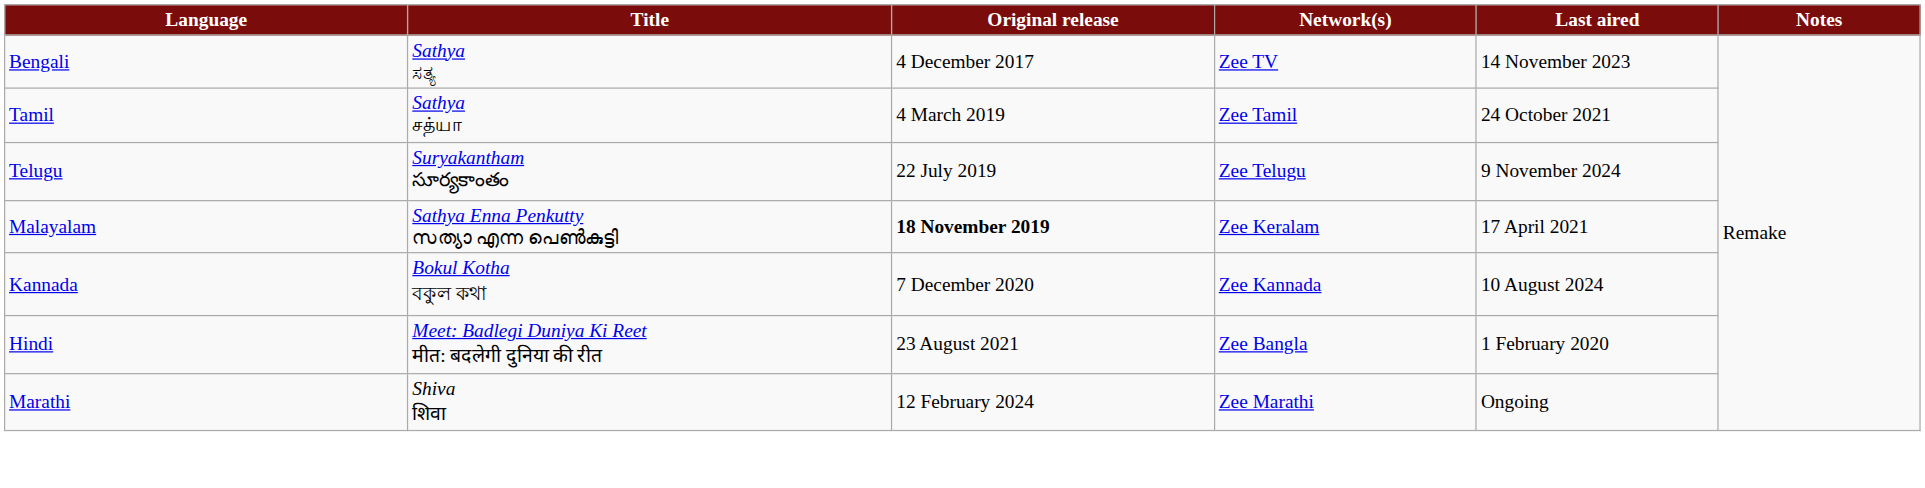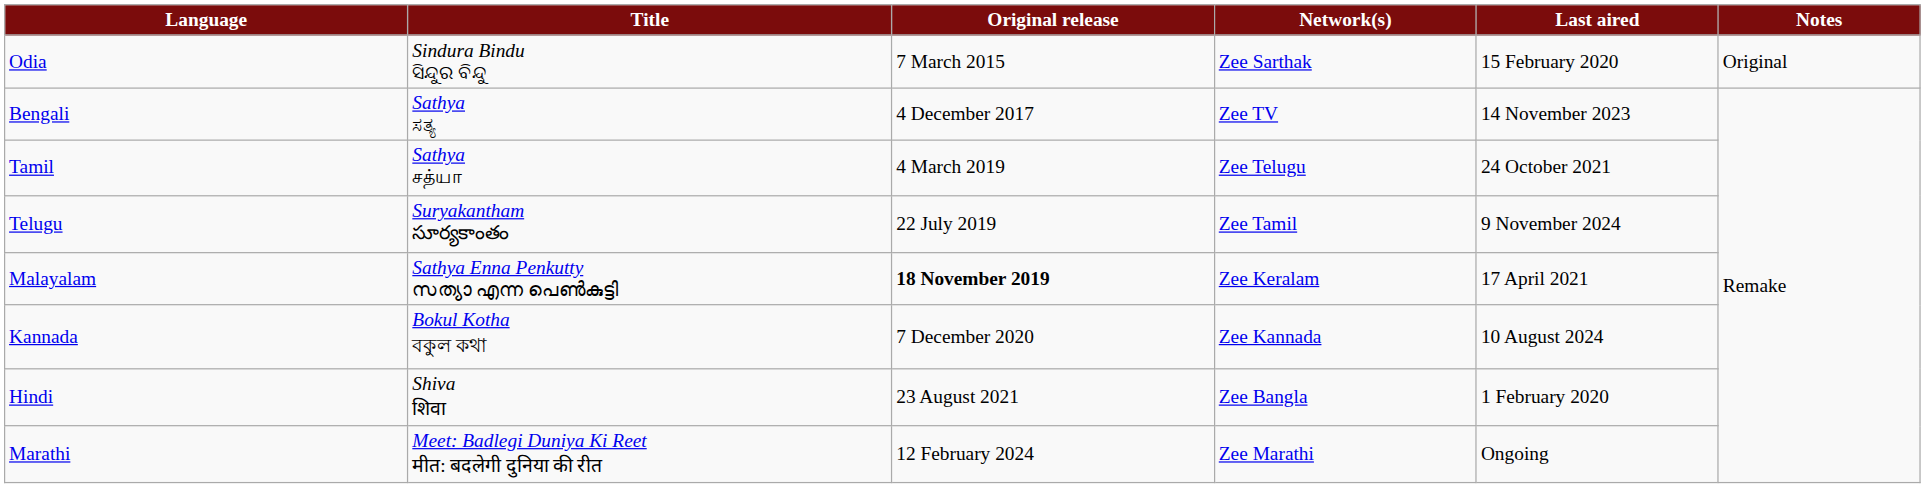+ row: (28, 61)
(1258, 115) Zee Tamil -> (1262, 167) Zee Telugu
(1262, 171) Zee Telugu -> (1258, 223) Zee Tamil
(530, 343) Meet: Badlegi Duniya Ki Reet मीत: बदलेगी दुनिया की रीत -> (434, 396) Shiva शिवा
(434, 401) Shiva शिवा -> (530, 453) Meet: Badlegi Duniya Ki Reet मीत: बदलेगी दुनिया की रीत
